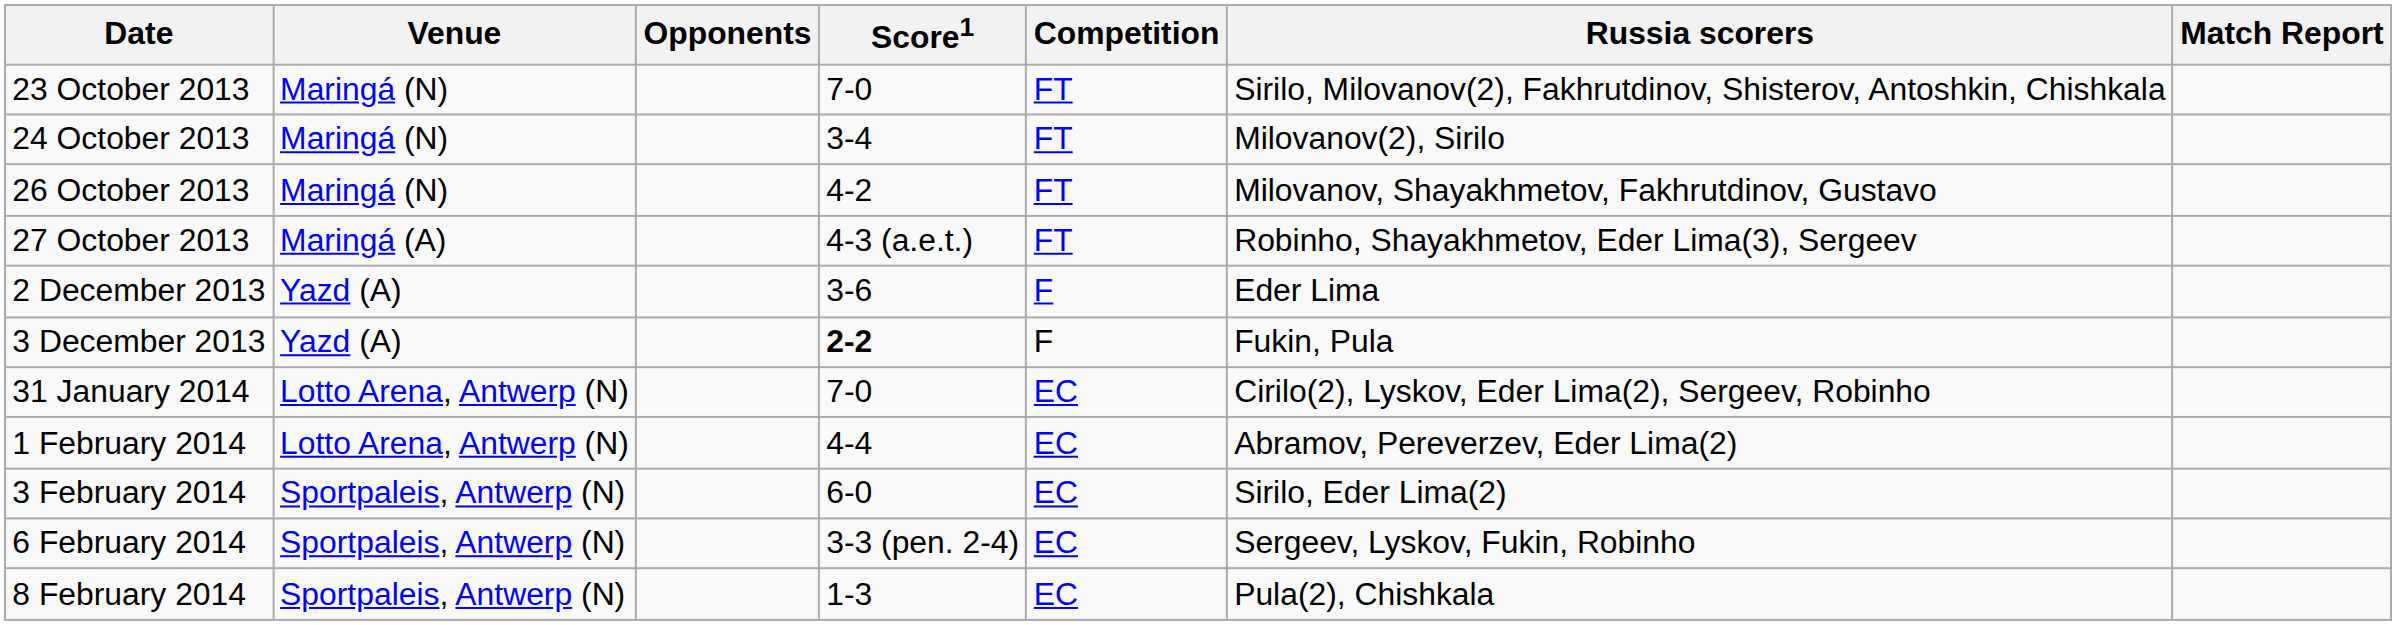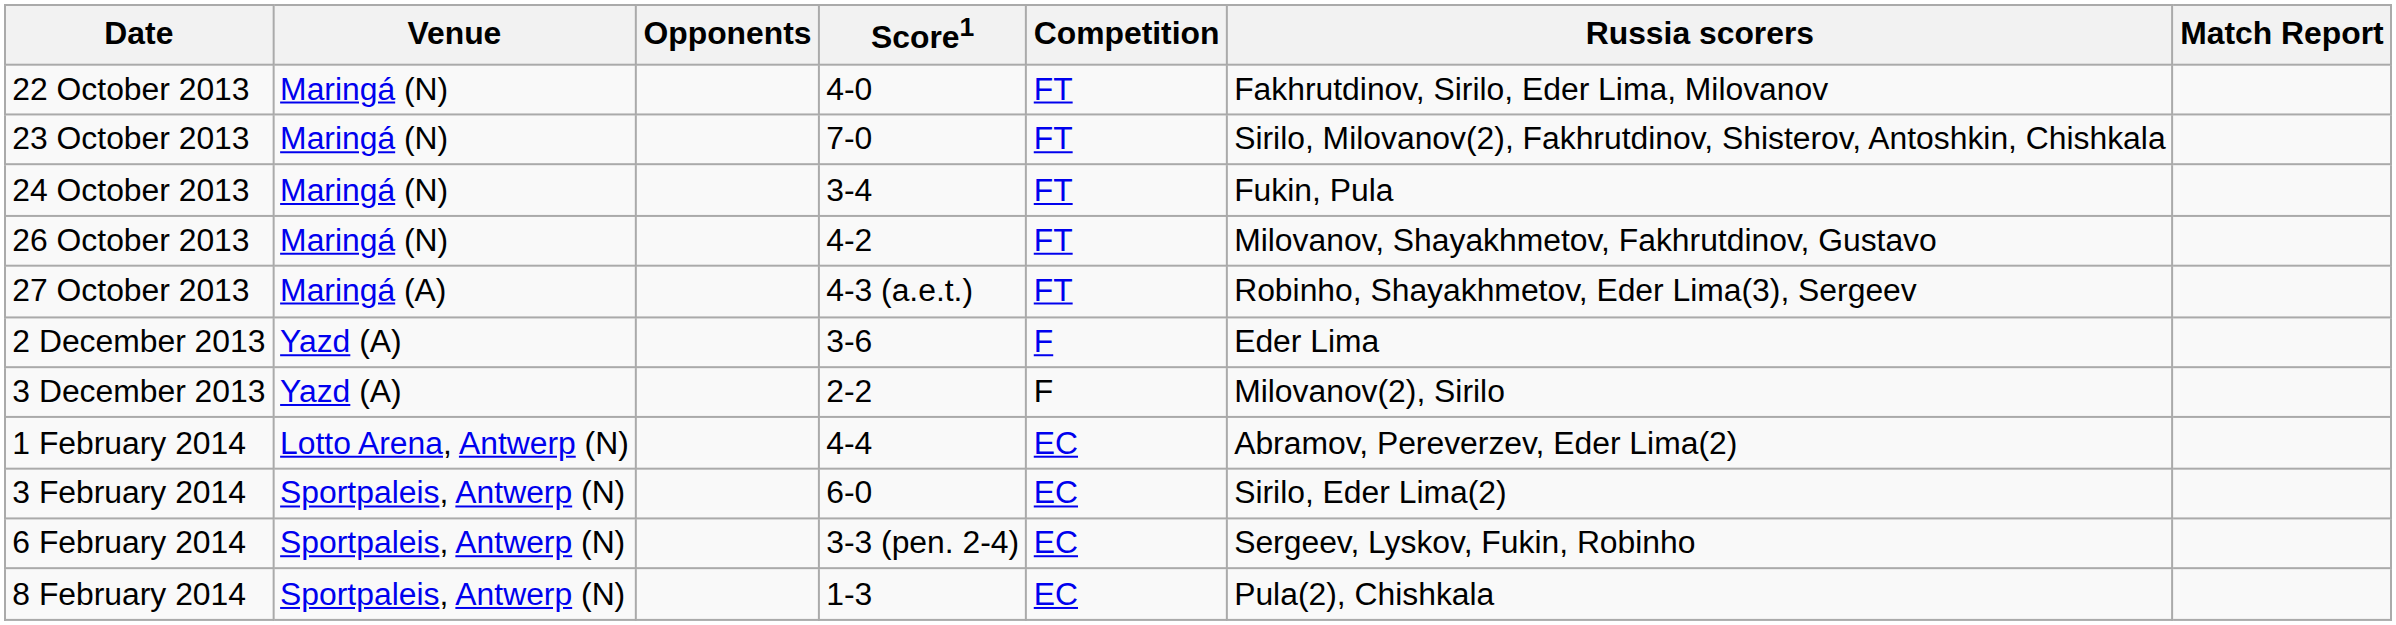+ row: (131, 88)
(1370, 139) Milovanov(2), Sirilo -> (1314, 189) Fukin, Pula
(849, 341) bold -> (849, 391) normal
(1314, 341) Fukin, Pula -> (1370, 391) Milovanov(2), Sirilo
- row: (131, 391)
